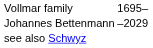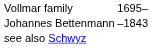(133, 23) –2029 -> (133, 23) –1843
